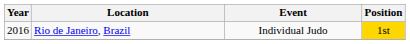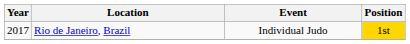(18, 30) 2016 -> (18, 30) 2017
